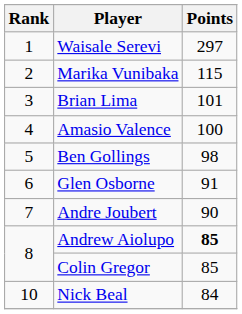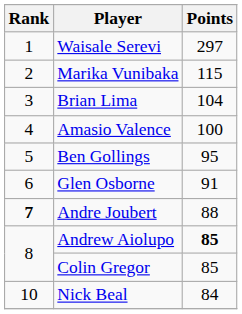(210, 101) 101 -> (210, 101) 104
(210, 156) 98 -> (210, 156) 95
(29, 211) normal -> (29, 211) bold
(210, 211) 90 -> (210, 211) 88
